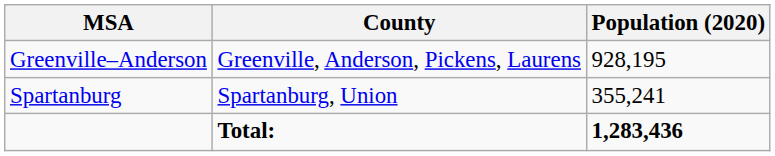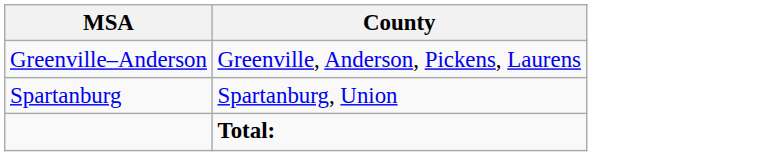- column: (678, 22)
